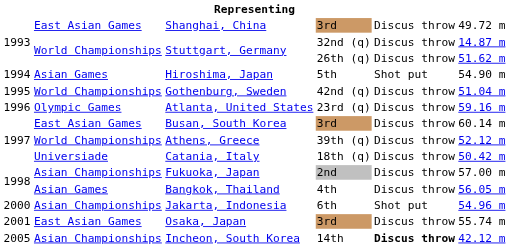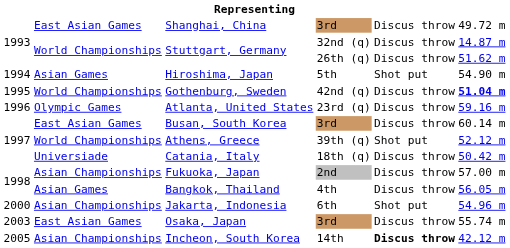(482, 91) normal -> (482, 91) bold
(414, 140) Discus throw -> (401, 140) Shot put
(17, 221) 2001 -> (17, 221) 2003
